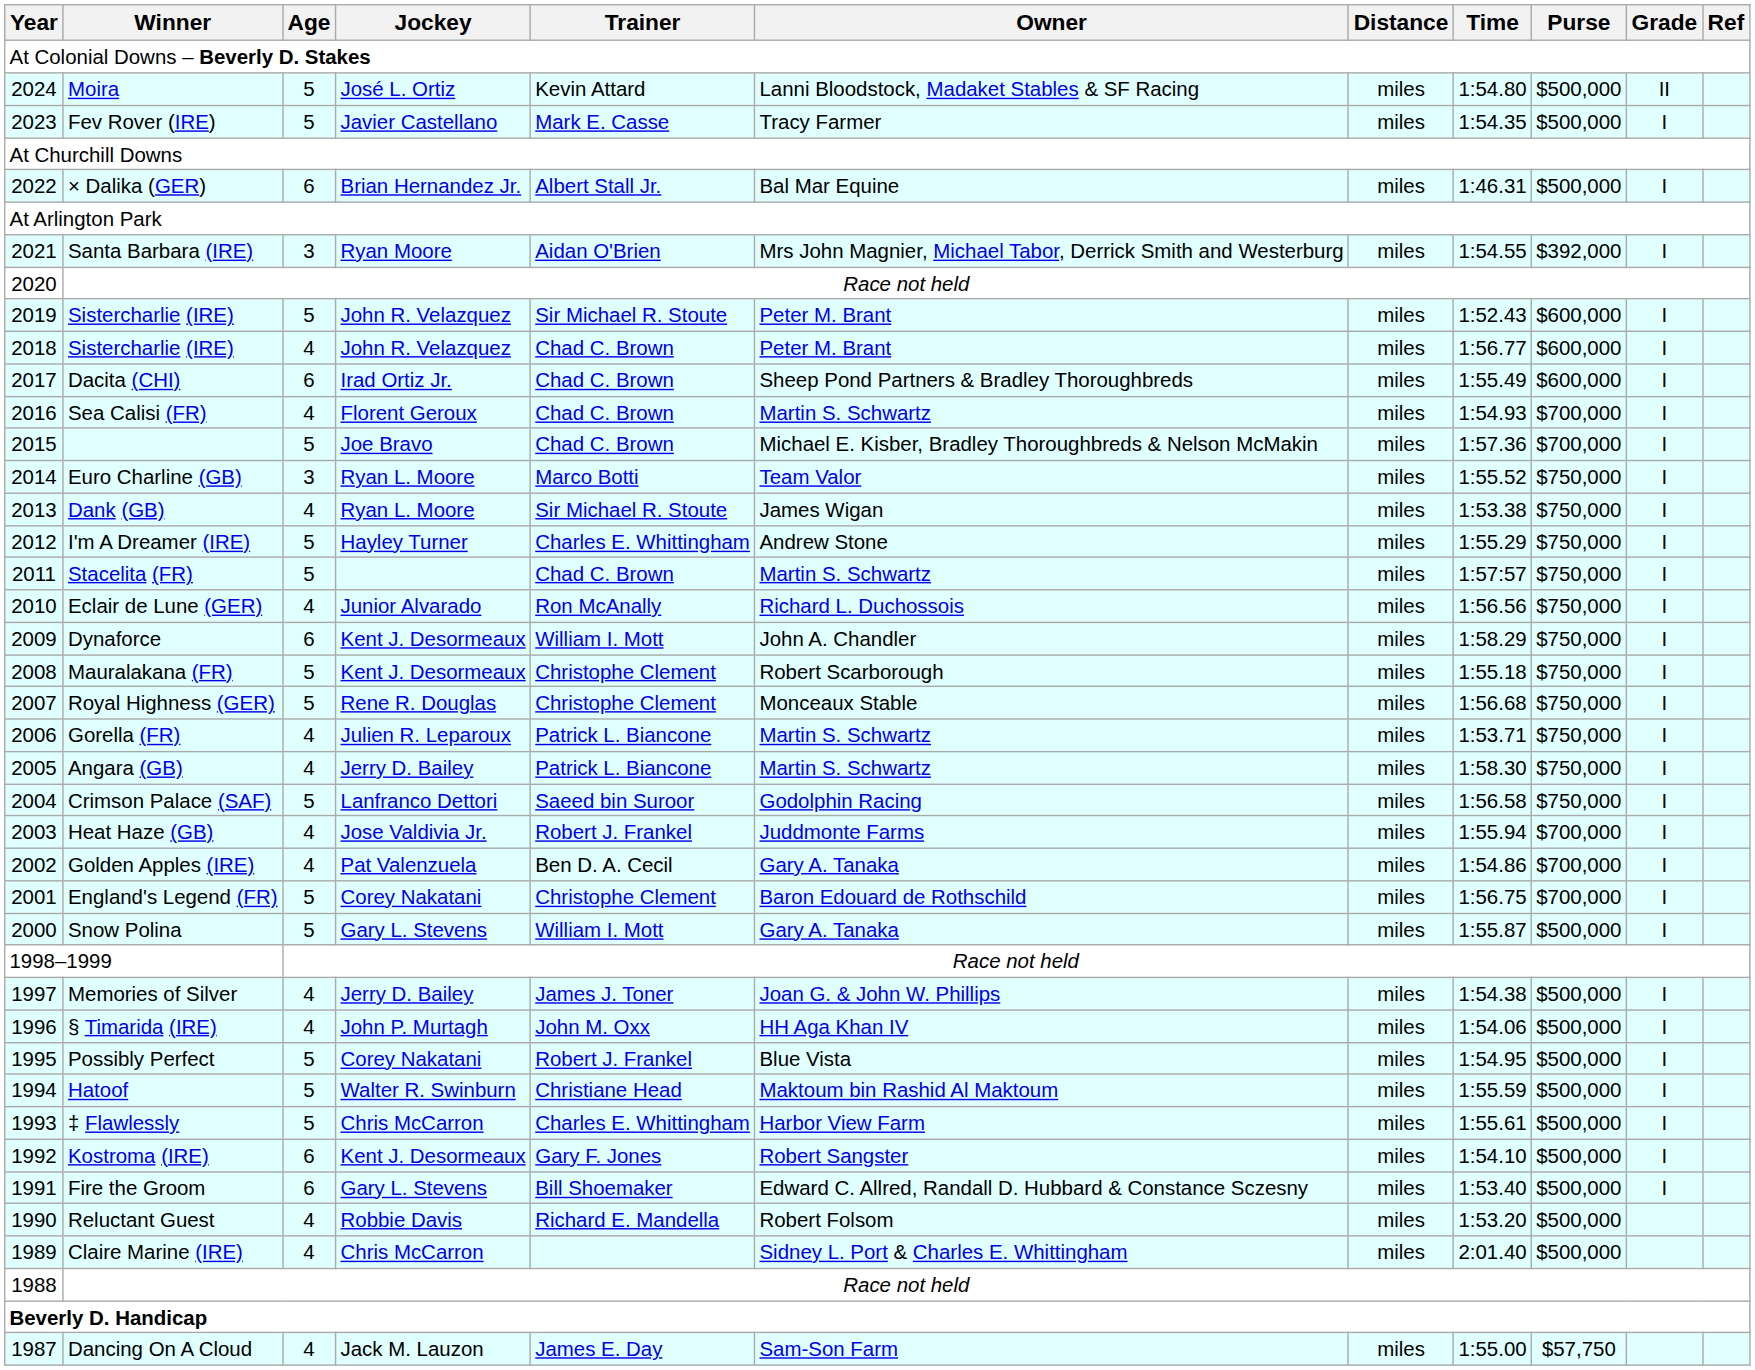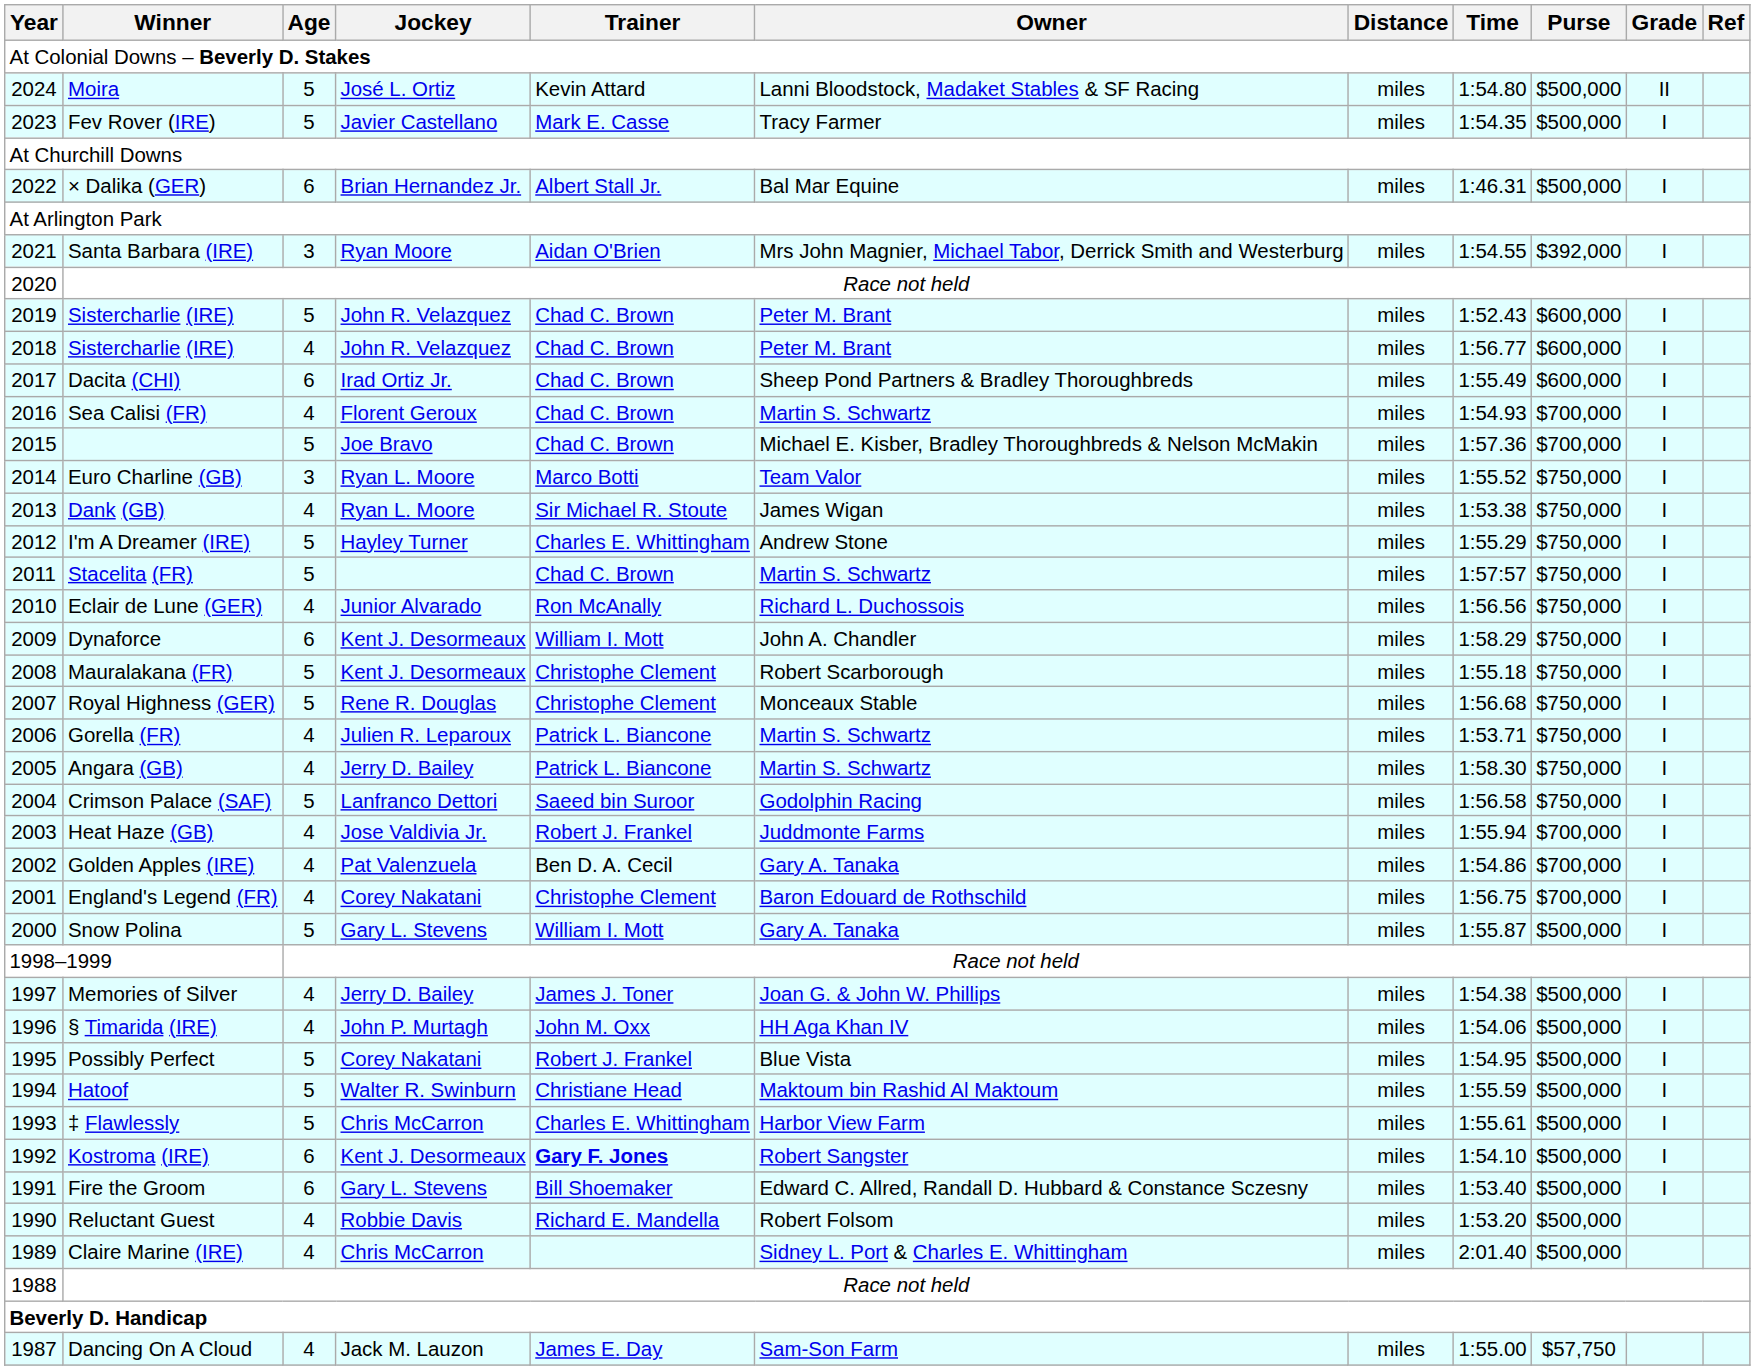(631, 315) Sir Michael R. Stoute -> (605, 315) Chad C. Brown
(309, 897) 5 -> (309, 897) 4
(598, 1155) normal -> (602, 1155) bold
